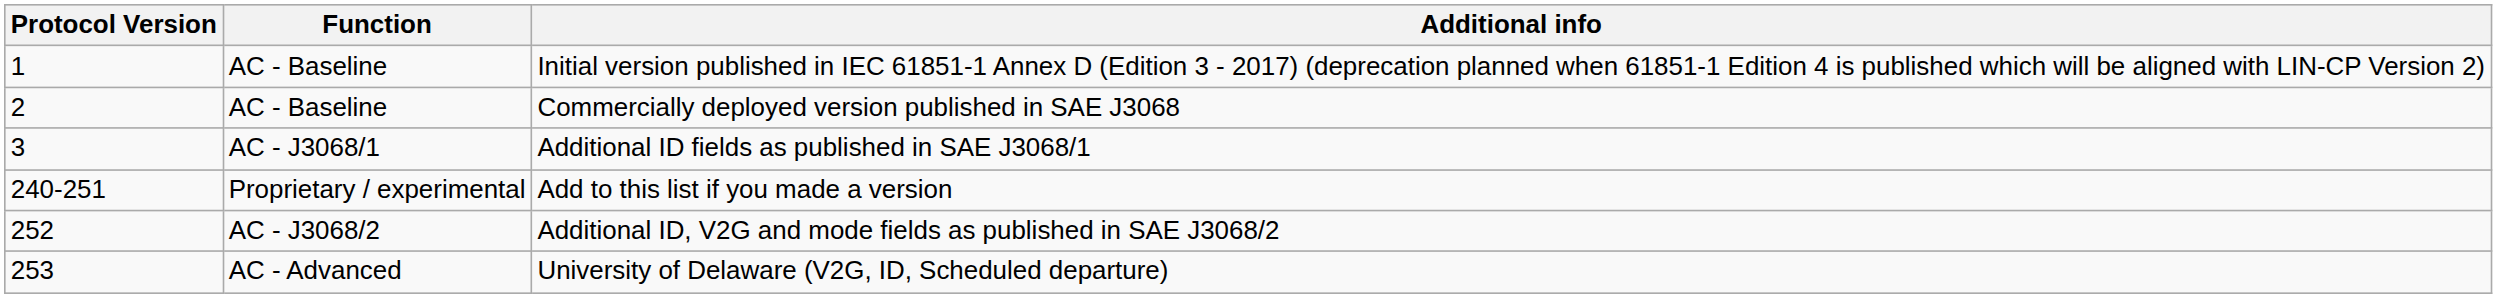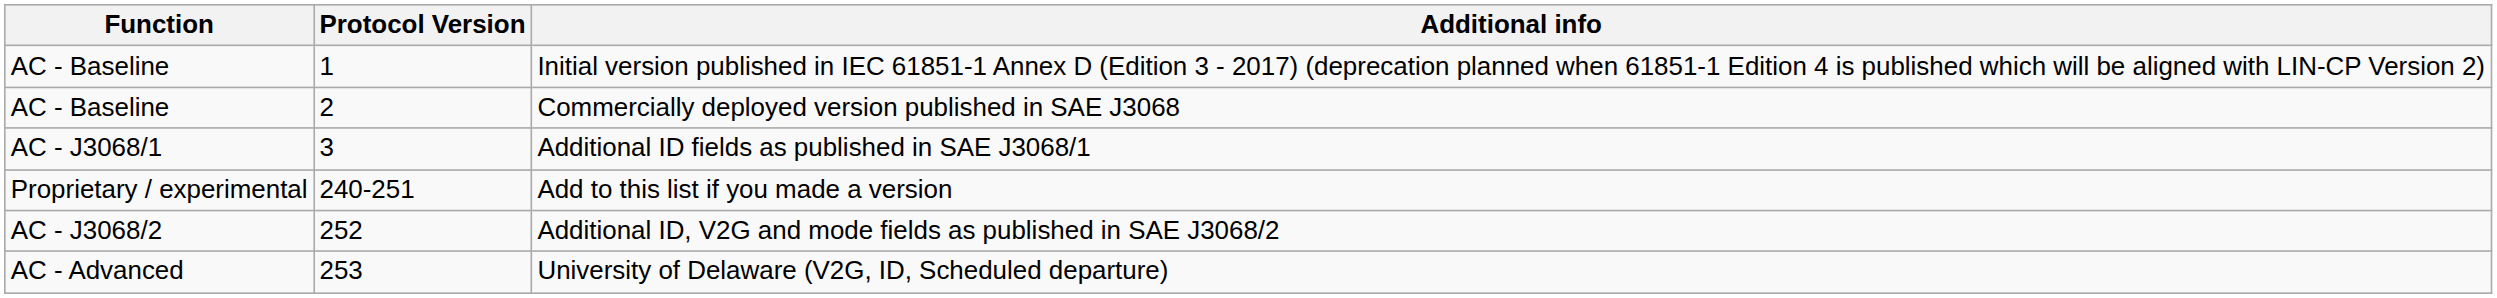columns swapped: (114, 25) <-> (377, 25)
